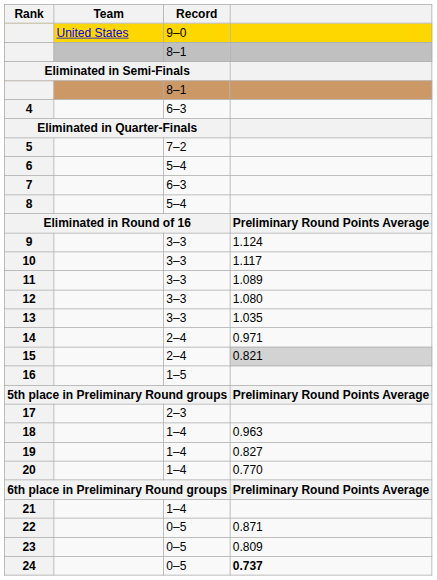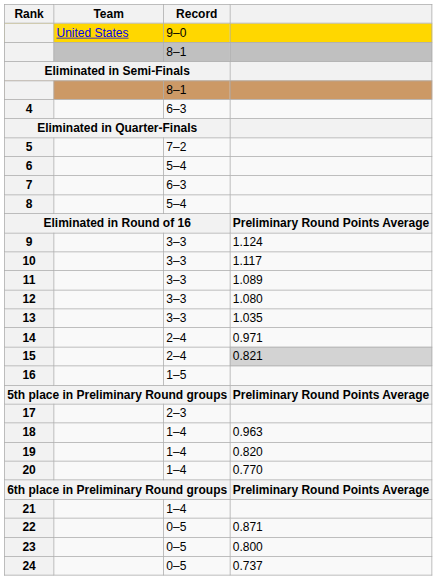(248, 451) 0.827 -> (248, 451) 0.820
(248, 546) 0.809 -> (248, 546) 0.800
(248, 565) bold -> (248, 565) normal
